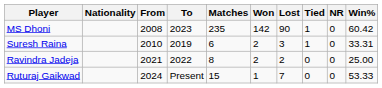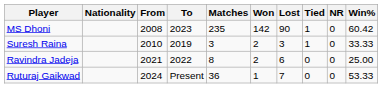(211, 44) 6 -> (211, 44) 3
(361, 44) 33.31 -> (361, 44) 33.33
(282, 60) 2 -> (282, 60) 6
(214, 75) 15 -> (214, 75) 36
